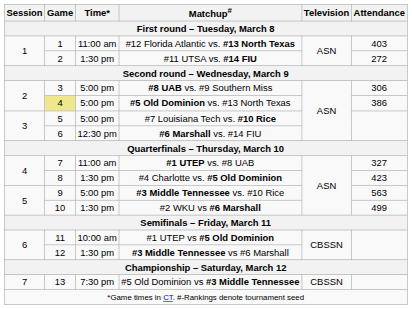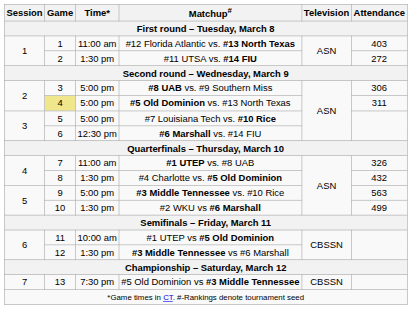(379, 103) 386 -> (379, 103) 311
(379, 163) 327 -> (379, 163) 326
(379, 178) 423 -> (379, 178) 432
